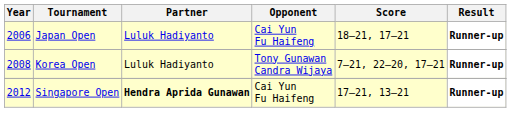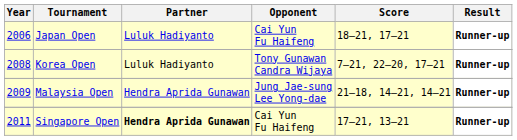+ row: (74, 92)
(19, 92) 2012 -> (19, 121) 2011
